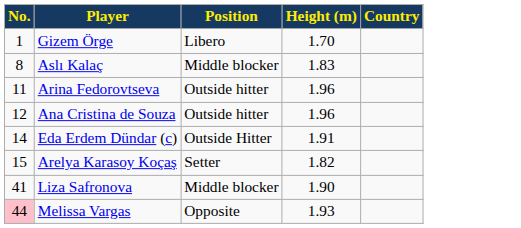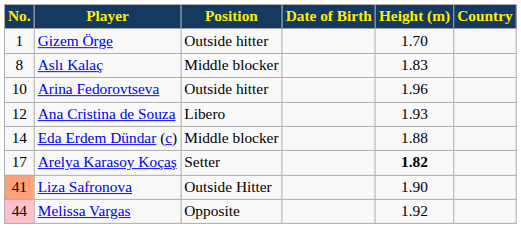+ column: (329, 16)
(205, 41) Libero -> (226, 41) Outside hitter
(19, 89) 11 -> (19, 89) 10
(226, 114) Outside hitter -> (205, 114) Libero
(321, 114) 1.96 -> (414, 114) 1.93
(228, 138) Outside Hitter -> (231, 138) Middle blocker
(321, 138) 1.91 -> (414, 138) 1.88
(19, 162) 15 -> (19, 162) 17
(321, 162) normal -> (414, 162) bold
(19, 187) no background -> (19, 187) lightsalmon background
(231, 187) Middle blocker -> (228, 187) Outside Hitter
(321, 211) 1.93 -> (414, 211) 1.92
